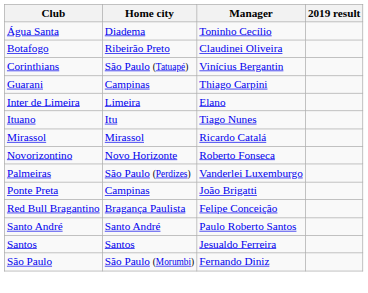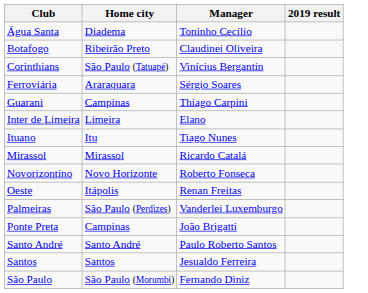+ row: (32, 84)
+ row: (20, 191)
- row: (53, 208)
